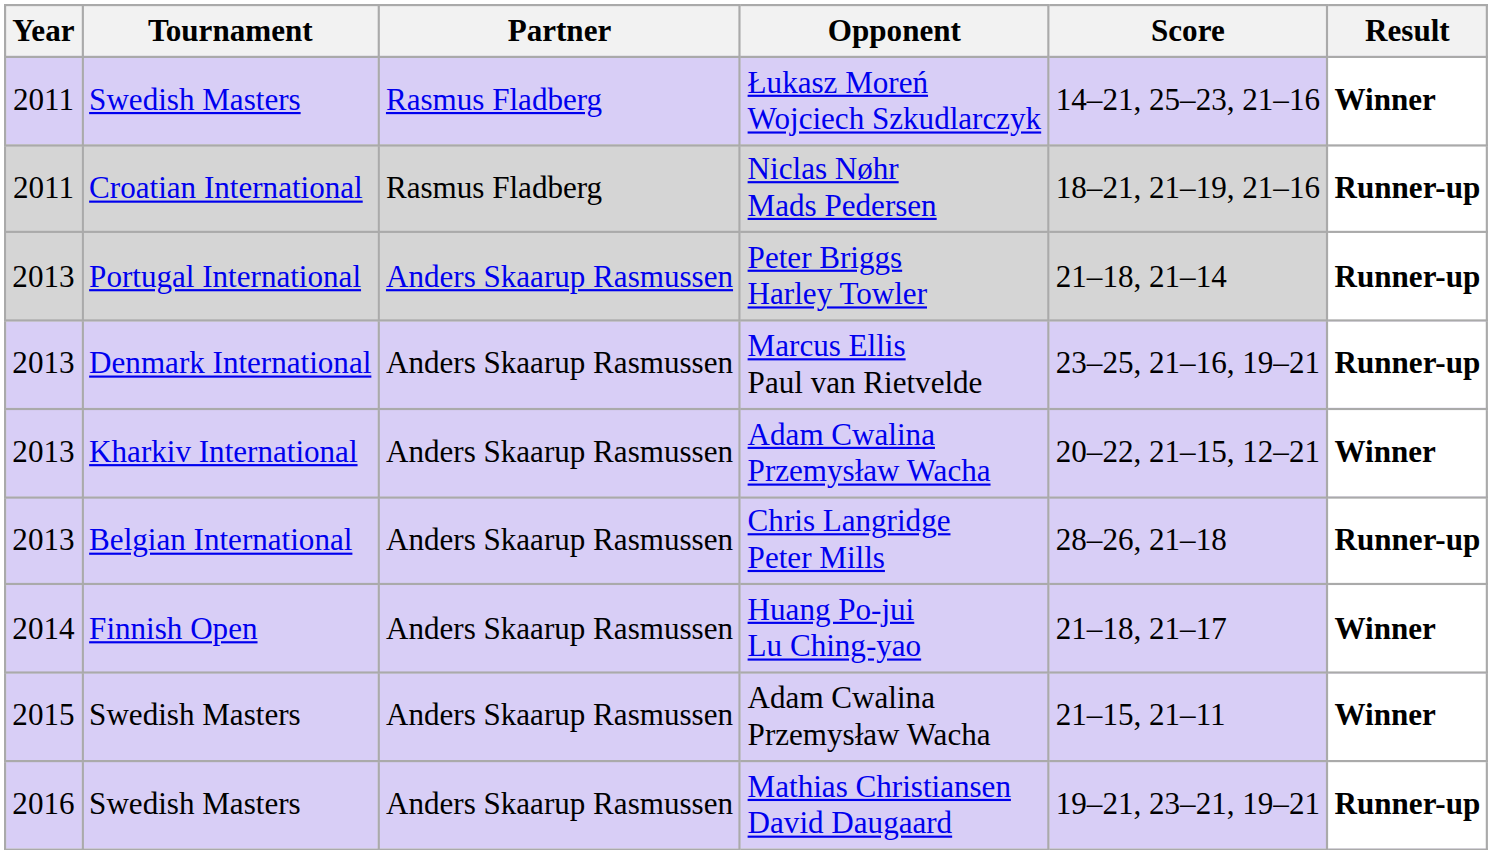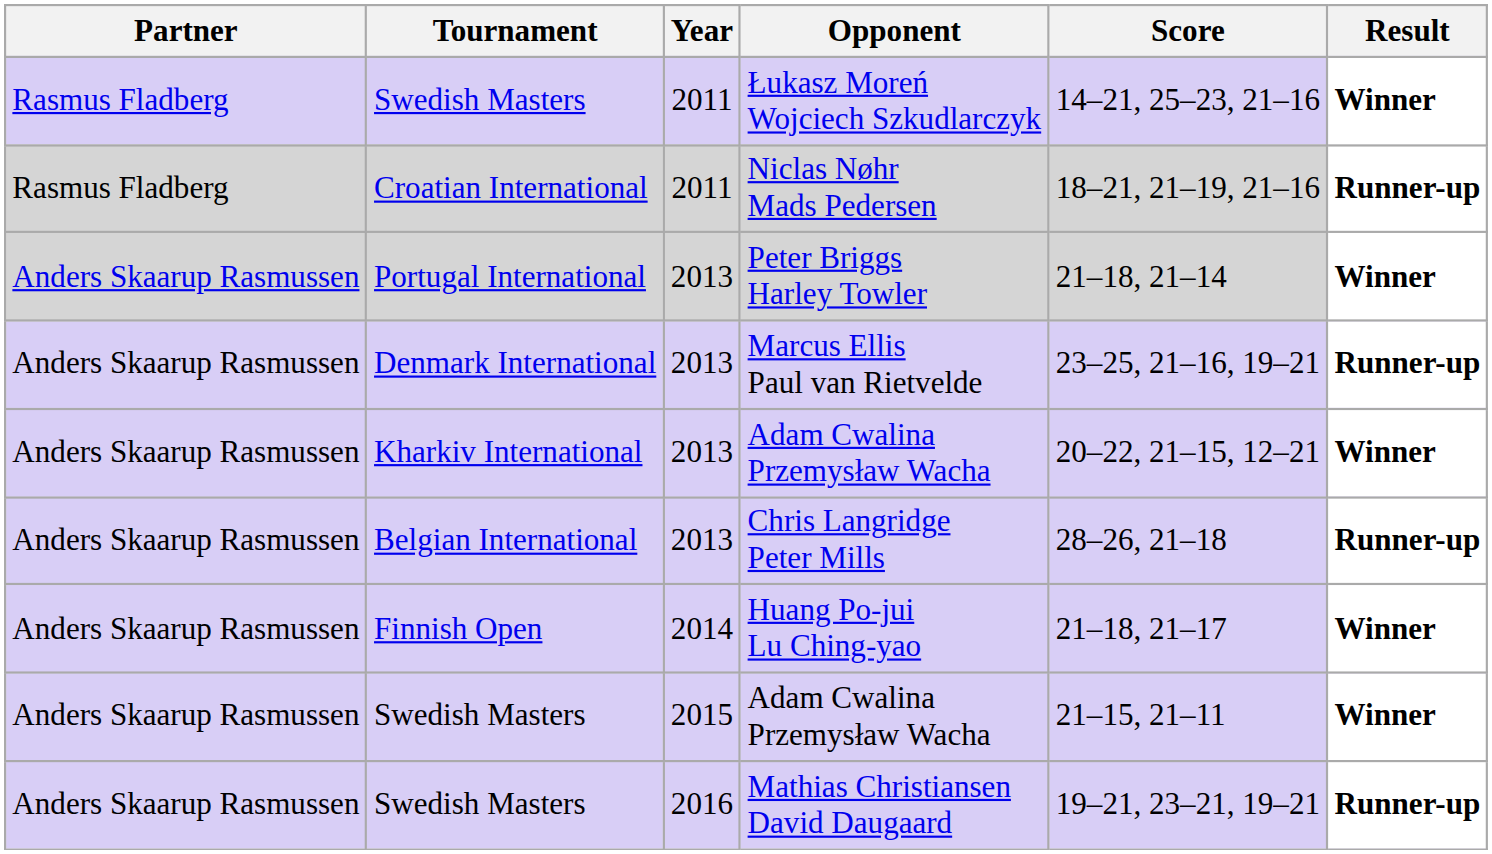columns swapped: (43, 30) <-> (559, 30)
(1407, 276) Runner-up -> (1385, 276) Winner
